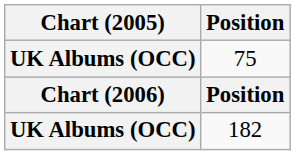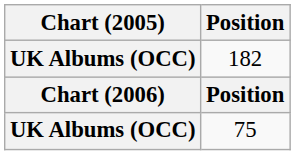rows swapped: (245, 130) <-> (245, 58)
